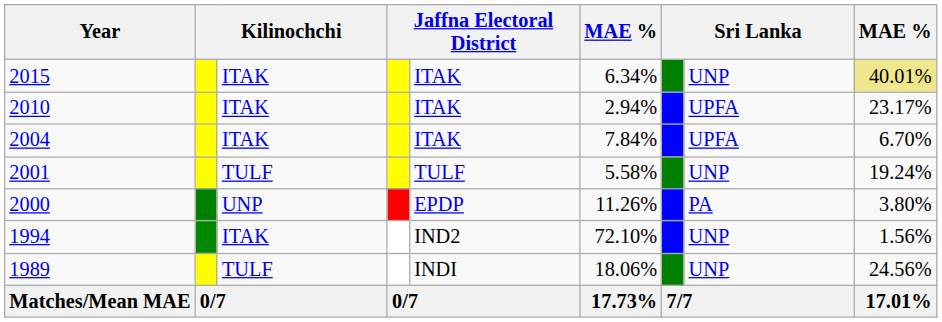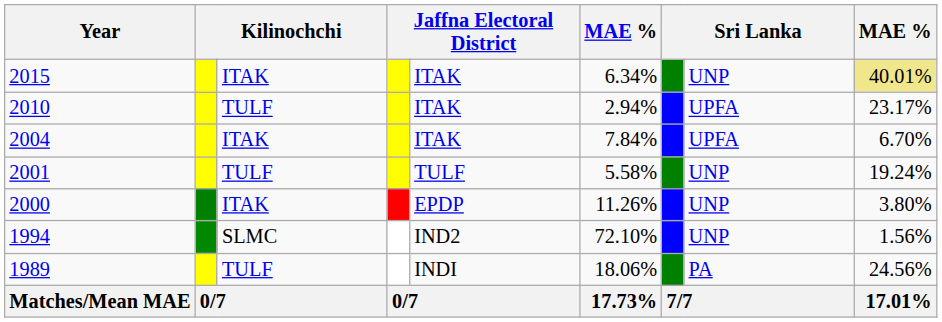(245, 107) ITAK -> (247, 107) TULF
(242, 204) UNP -> (245, 204) ITAK
(701, 204) PA -> (709, 204) UNP
(245, 236) ITAK -> (250, 236) SLMC
(709, 269) UNP -> (701, 269) PA
